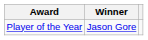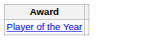- column: (112, 12)
